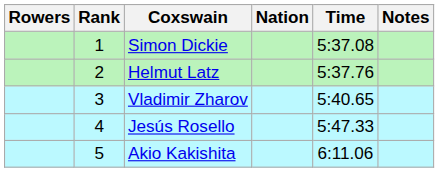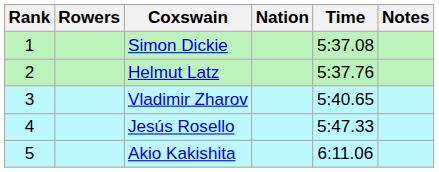columns swapped: (99, 18) <-> (39, 18)
